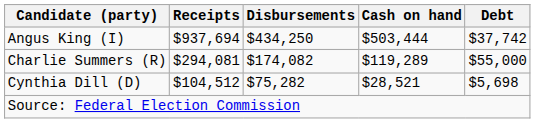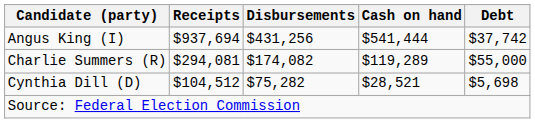(280, 39) $434,250 -> (280, 39) $431,256
(395, 39) $503,444 -> (395, 39) $541,444
